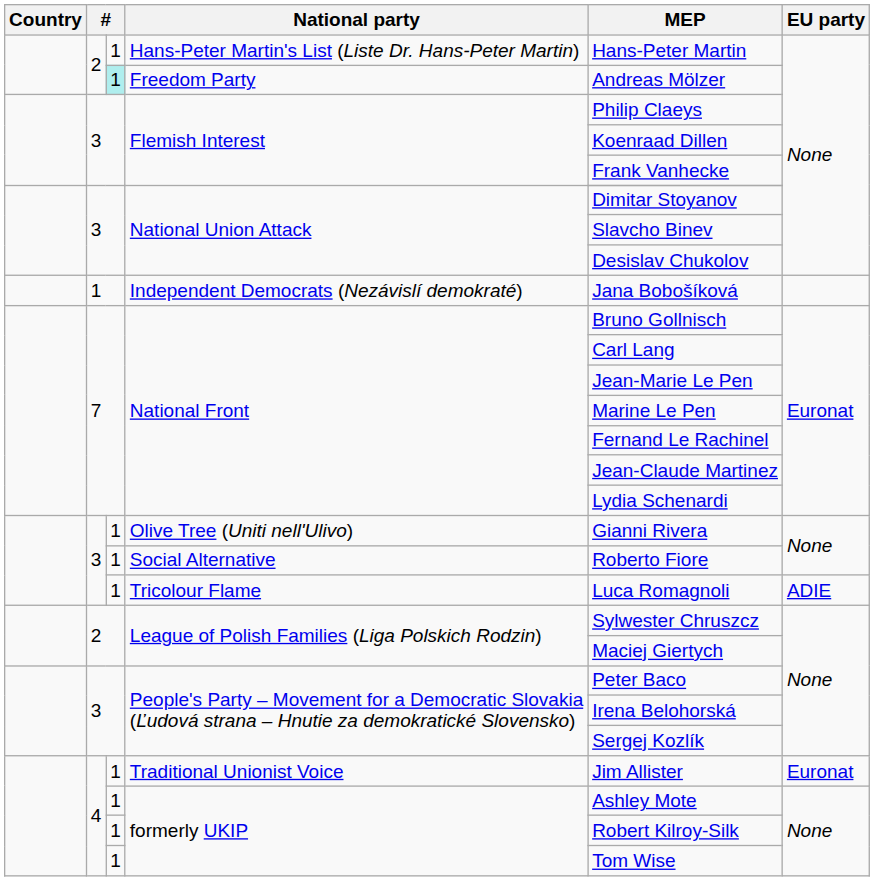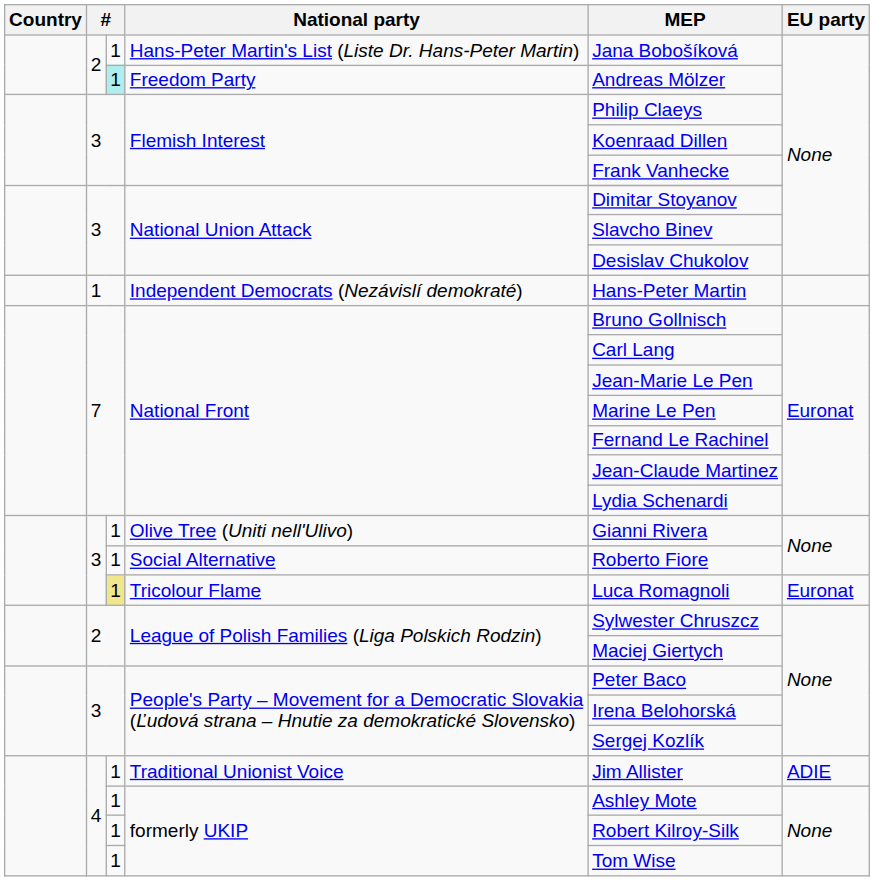(669, 50) Hans-Peter Martin -> (665, 50) Jana Bobošíková
(665, 290) Jana Bobošíková -> (669, 290) Hans-Peter Martin
(116, 591) no background -> (116, 591) khaki background
(809, 591) ADIE -> (820, 591) Euronat
(820, 771) Euronat -> (809, 771) ADIE
